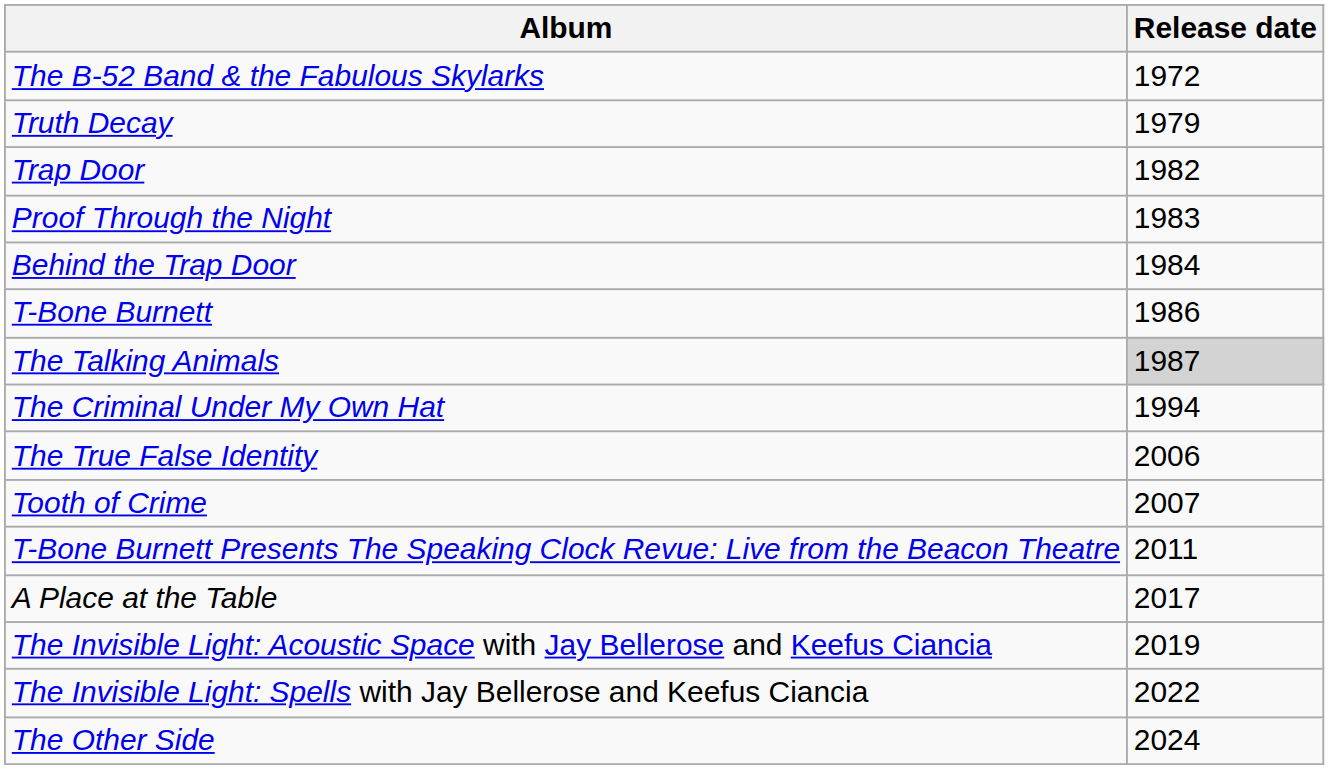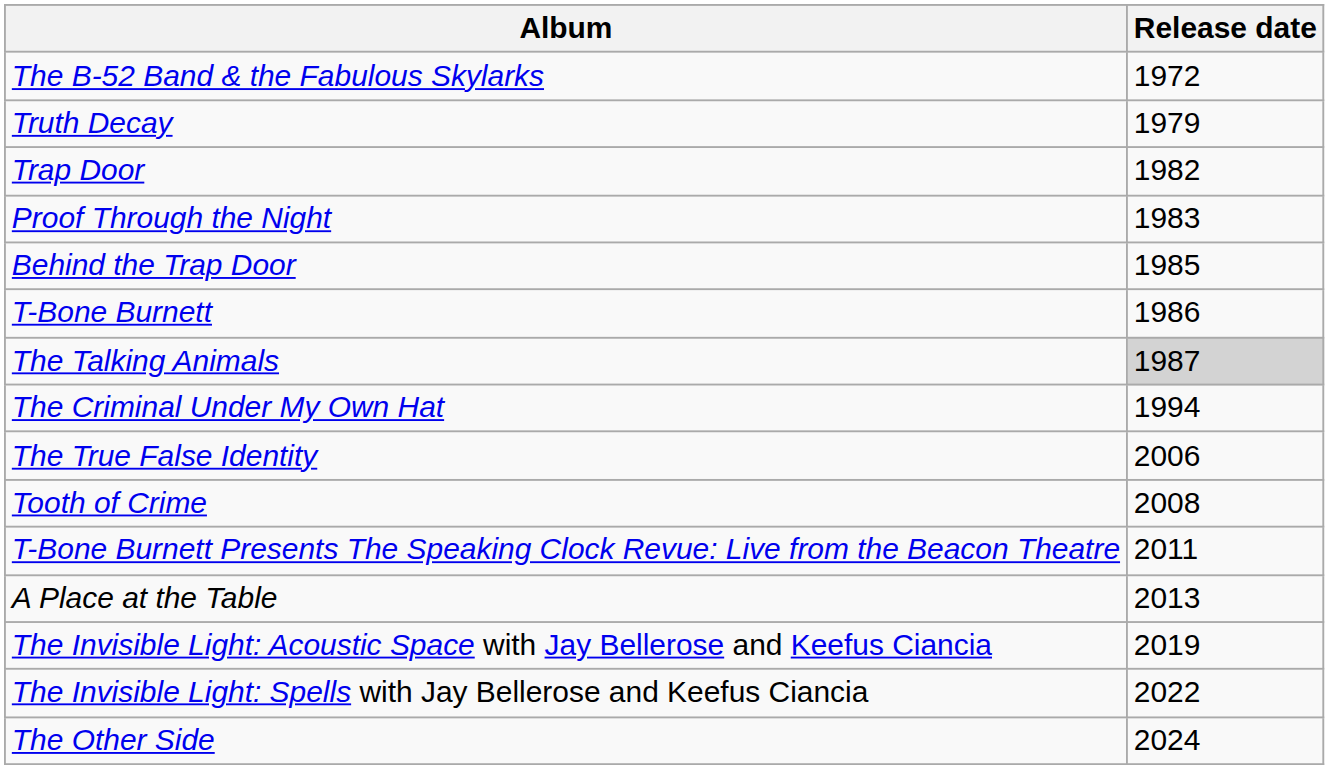(1167, 265) 1984 -> (1167, 265) 1985
(1167, 502) 2007 -> (1167, 502) 2008
(1167, 597) 2017 -> (1167, 597) 2013
